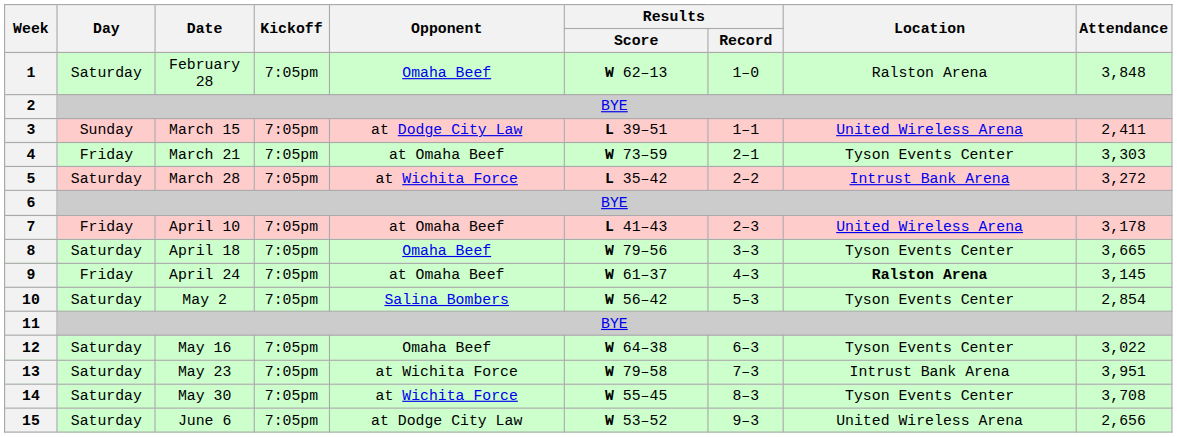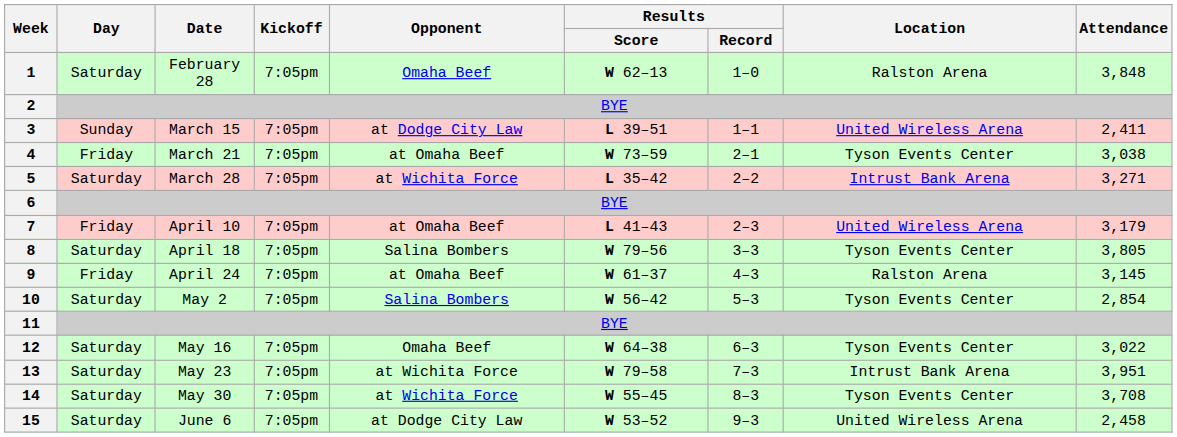(1124, 155) 3,303 -> (1124, 155) 3,038
(1124, 179) 3,272 -> (1124, 179) 3,271
(1124, 227) 3,178 -> (1124, 227) 3,179
(447, 251) Omaha Beef -> (447, 251) Salina Bombers
(1124, 251) 3,665 -> (1124, 251) 3,805
(930, 275) bold -> (930, 275) normal
(1124, 420) 2,656 -> (1124, 420) 2,458
